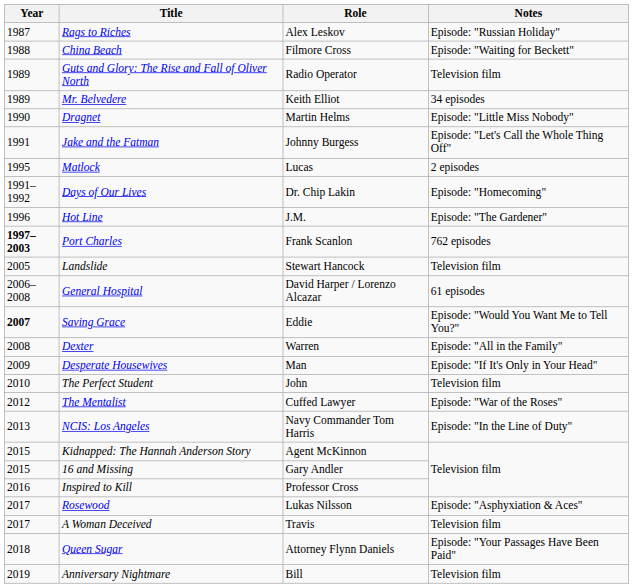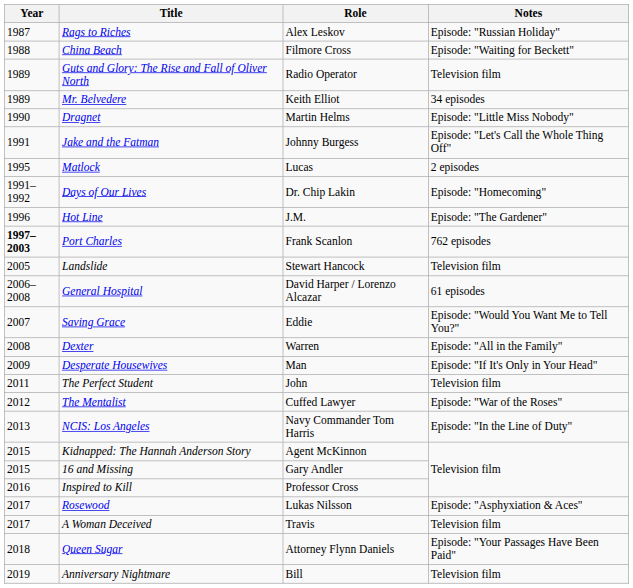(19, 322) bold -> (19, 322) normal
(19, 383) 2010 -> (18, 383) 2011
